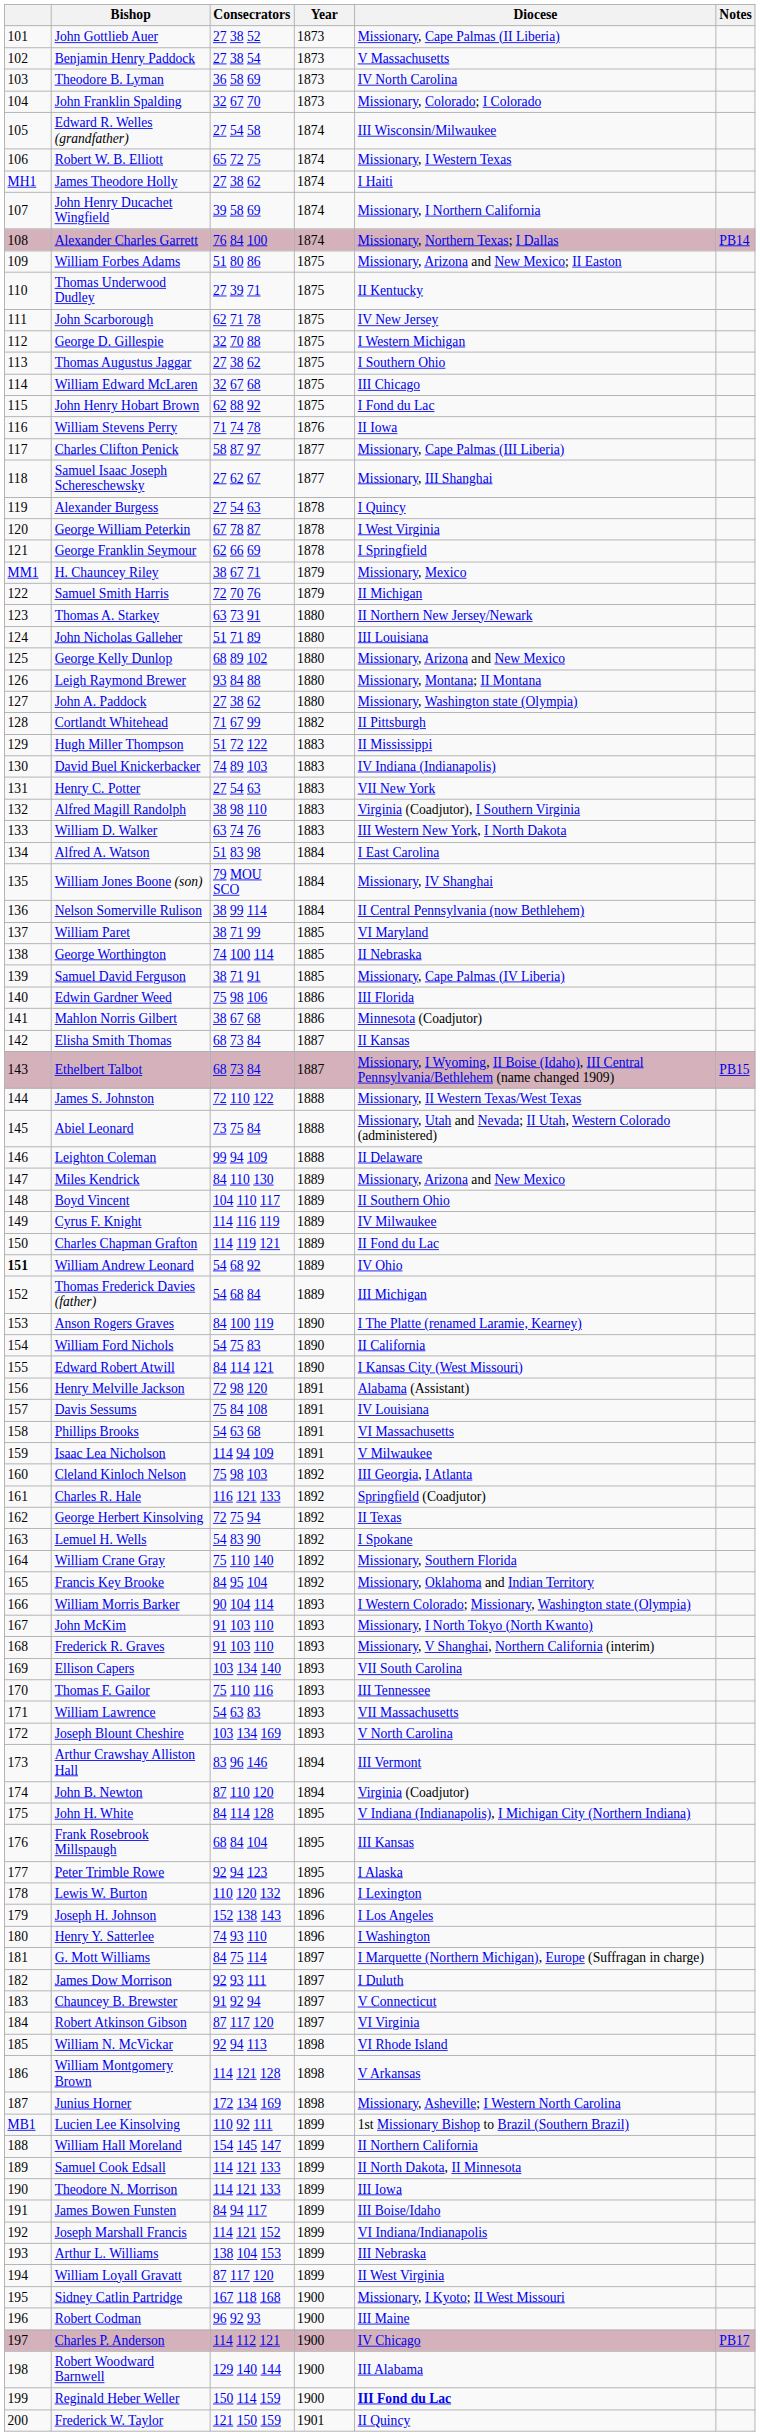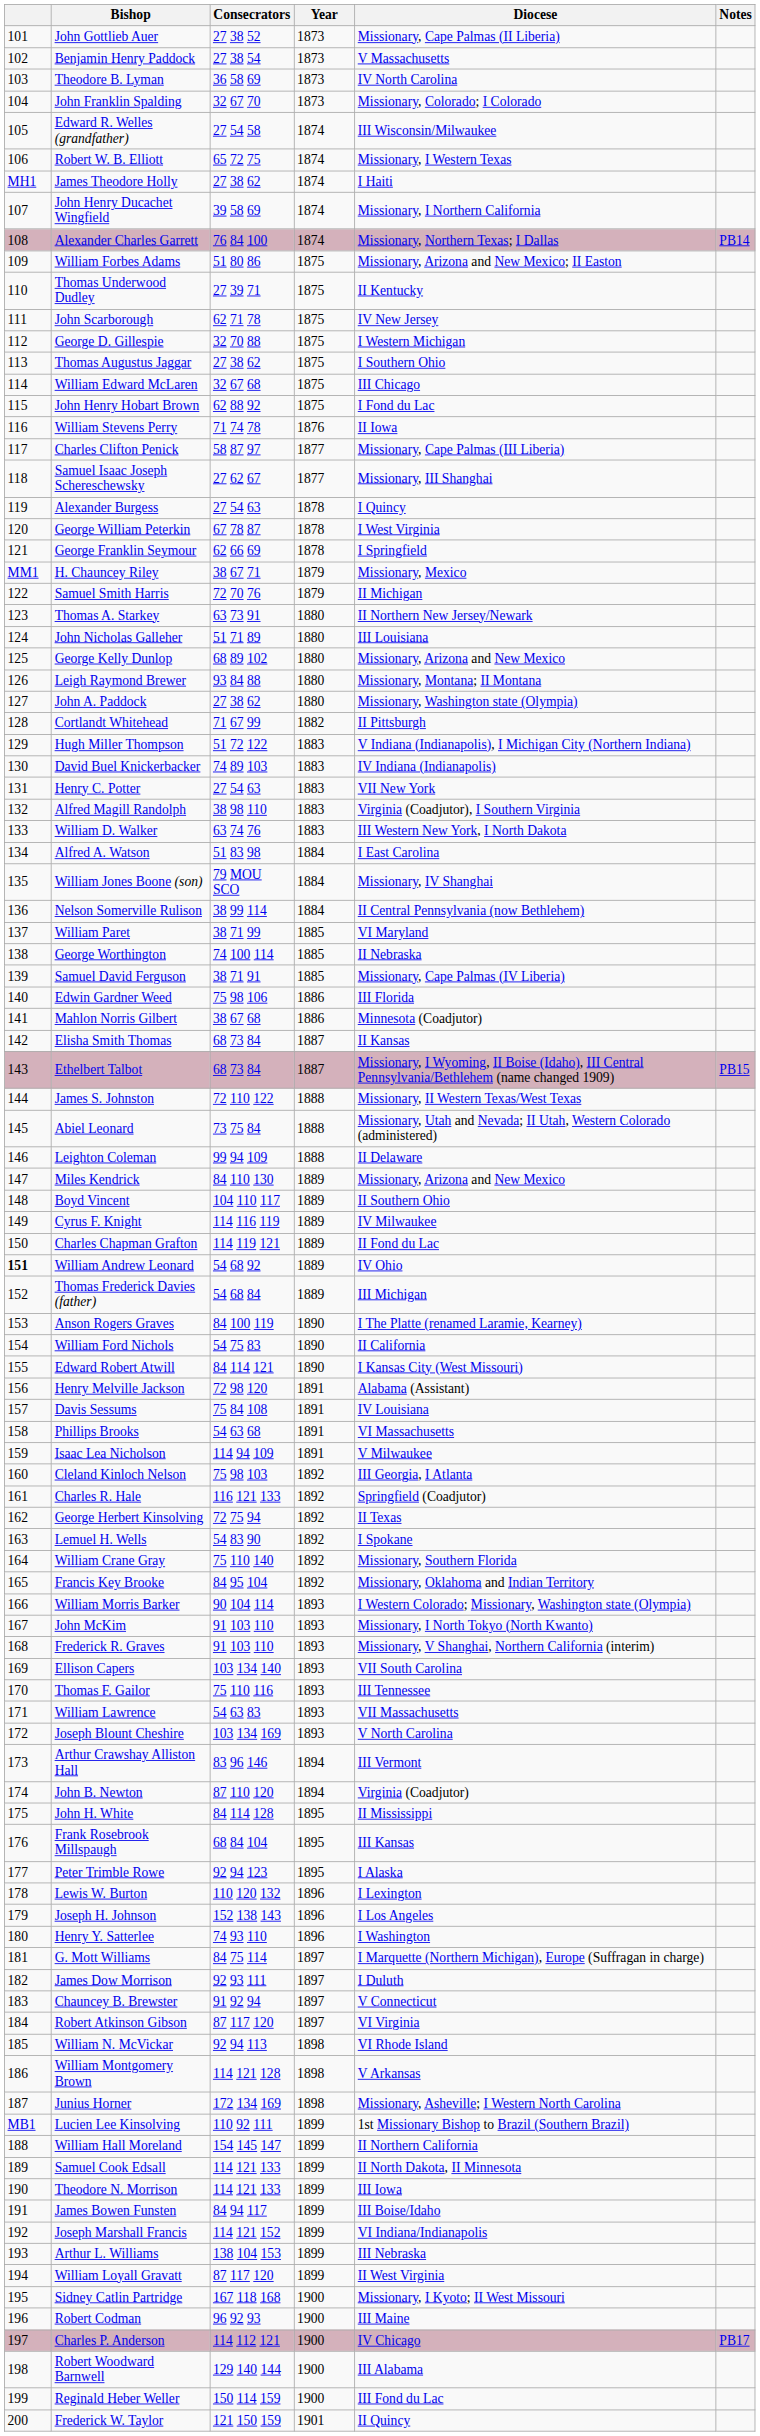(395, 745) II Mississippi -> (524, 745) V Indiana (Indianapolis), I Michigan City (Northern Indiana)
(524, 1813) V Indiana (Indianapolis), I Michigan City (Northern Indiana) -> (395, 1813) II Mississippi
(404, 2398) bold -> (401, 2398) normal
